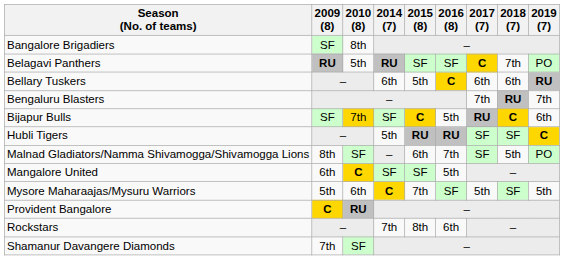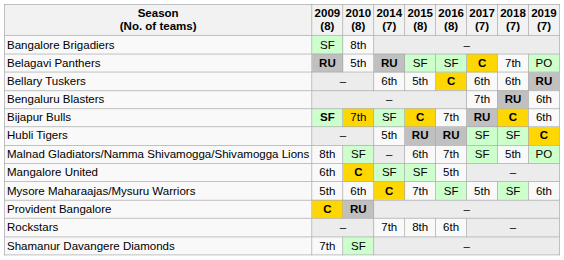(544, 99) 7th -> (544, 99) 6th
(327, 117) normal -> (327, 117) bold
(451, 117) 5th -> (451, 117) 7th
(544, 191) 5th -> (544, 191) 6th
